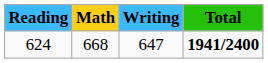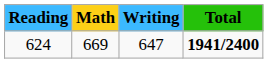(95, 44) 668 -> (95, 44) 669
